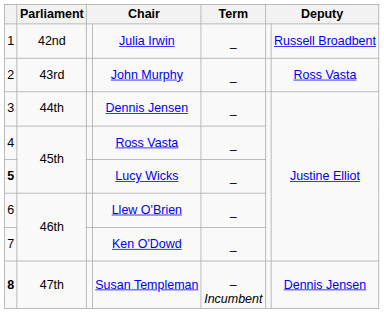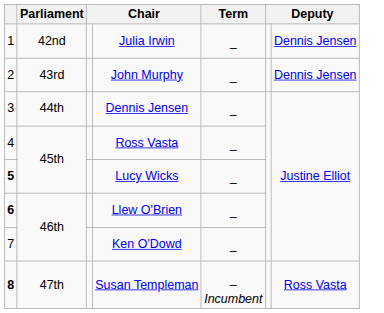(325, 41) Russell Broadbent -> (315, 41) Dennis Jensen
(325, 75) Ross Vasta -> (315, 75) Dennis Jensen
(11, 210) normal -> (11, 210) bold
(325, 285) Dennis Jensen -> (315, 285) Ross Vasta
